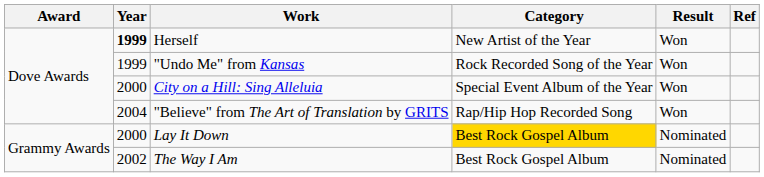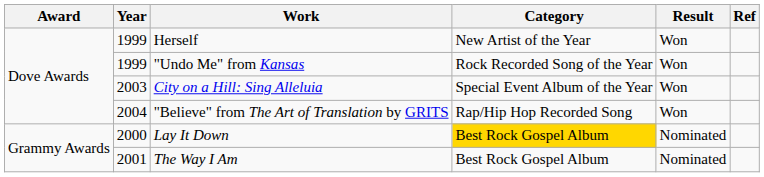(132, 40) bold -> (132, 40) normal
(132, 87) 2000 -> (132, 87) 2003
(132, 159) 2002 -> (132, 159) 2001
